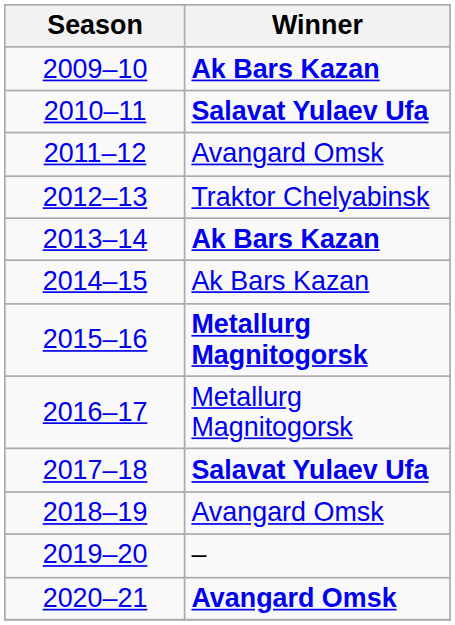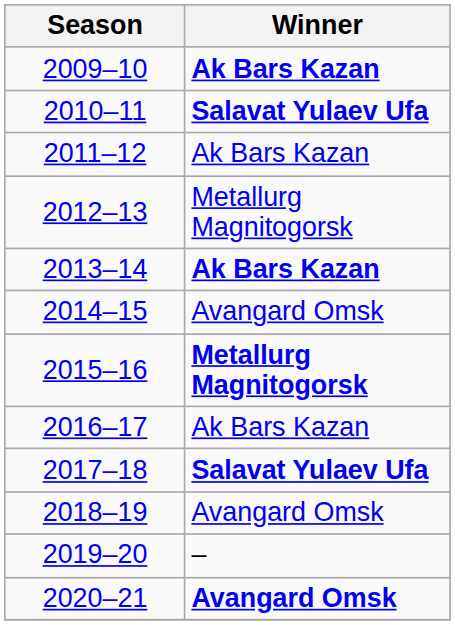(288, 153) Avangard Omsk -> (280, 153) Ak Bars Kazan
(310, 196) Traktor Chelyabinsk -> (272, 211) Metallurg Magnitogorsk
(280, 281) Ak Bars Kazan -> (288, 311) Avangard Omsk
(272, 412) Metallurg Magnitogorsk -> (280, 427) Ak Bars Kazan
